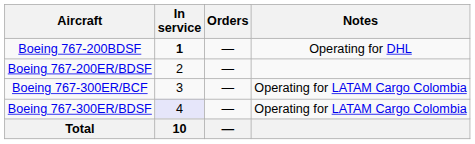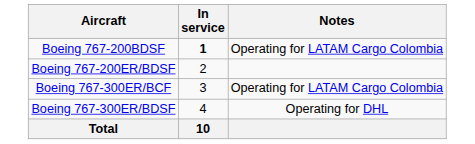- column: (228, 21)
(361, 48) Operating for DHL -> (337, 48) Operating for LATAM Cargo Colombia
(179, 108) lavender background -> (203, 108) no background
(361, 108) Operating for LATAM Cargo Colombia -> (337, 108) Operating for DHL
